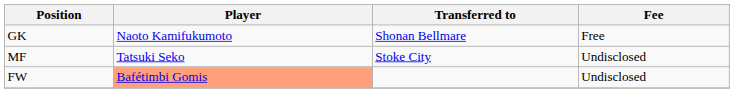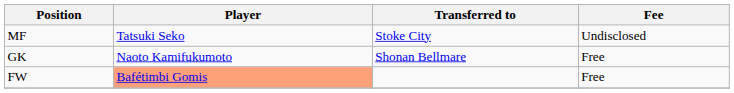rows swapped: (17, 35) <-> (17, 56)
(614, 77) Undisclosed -> (593, 77) Free
